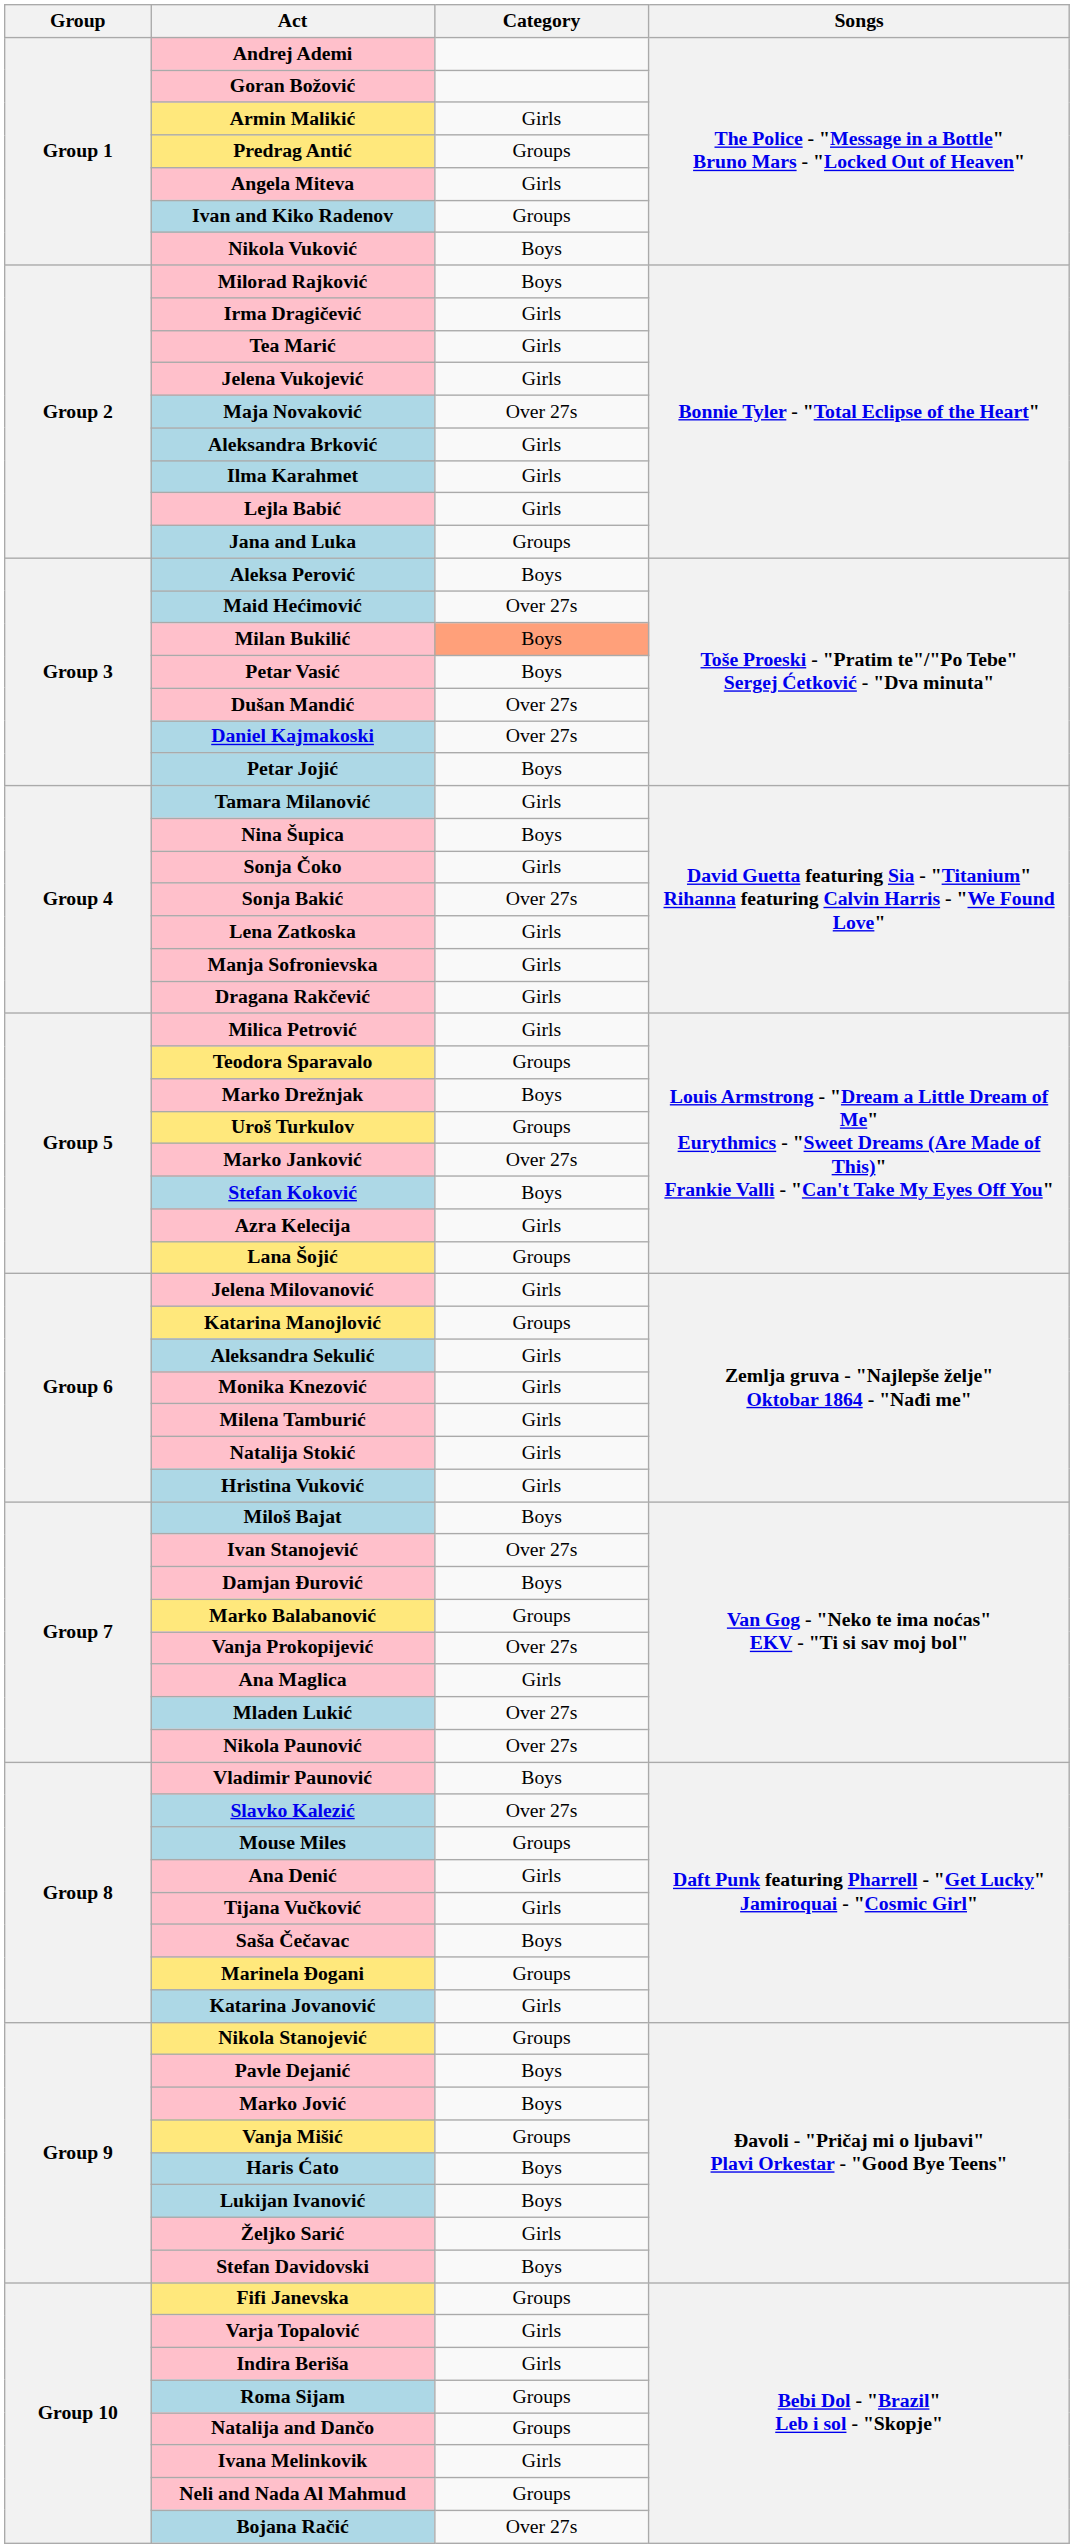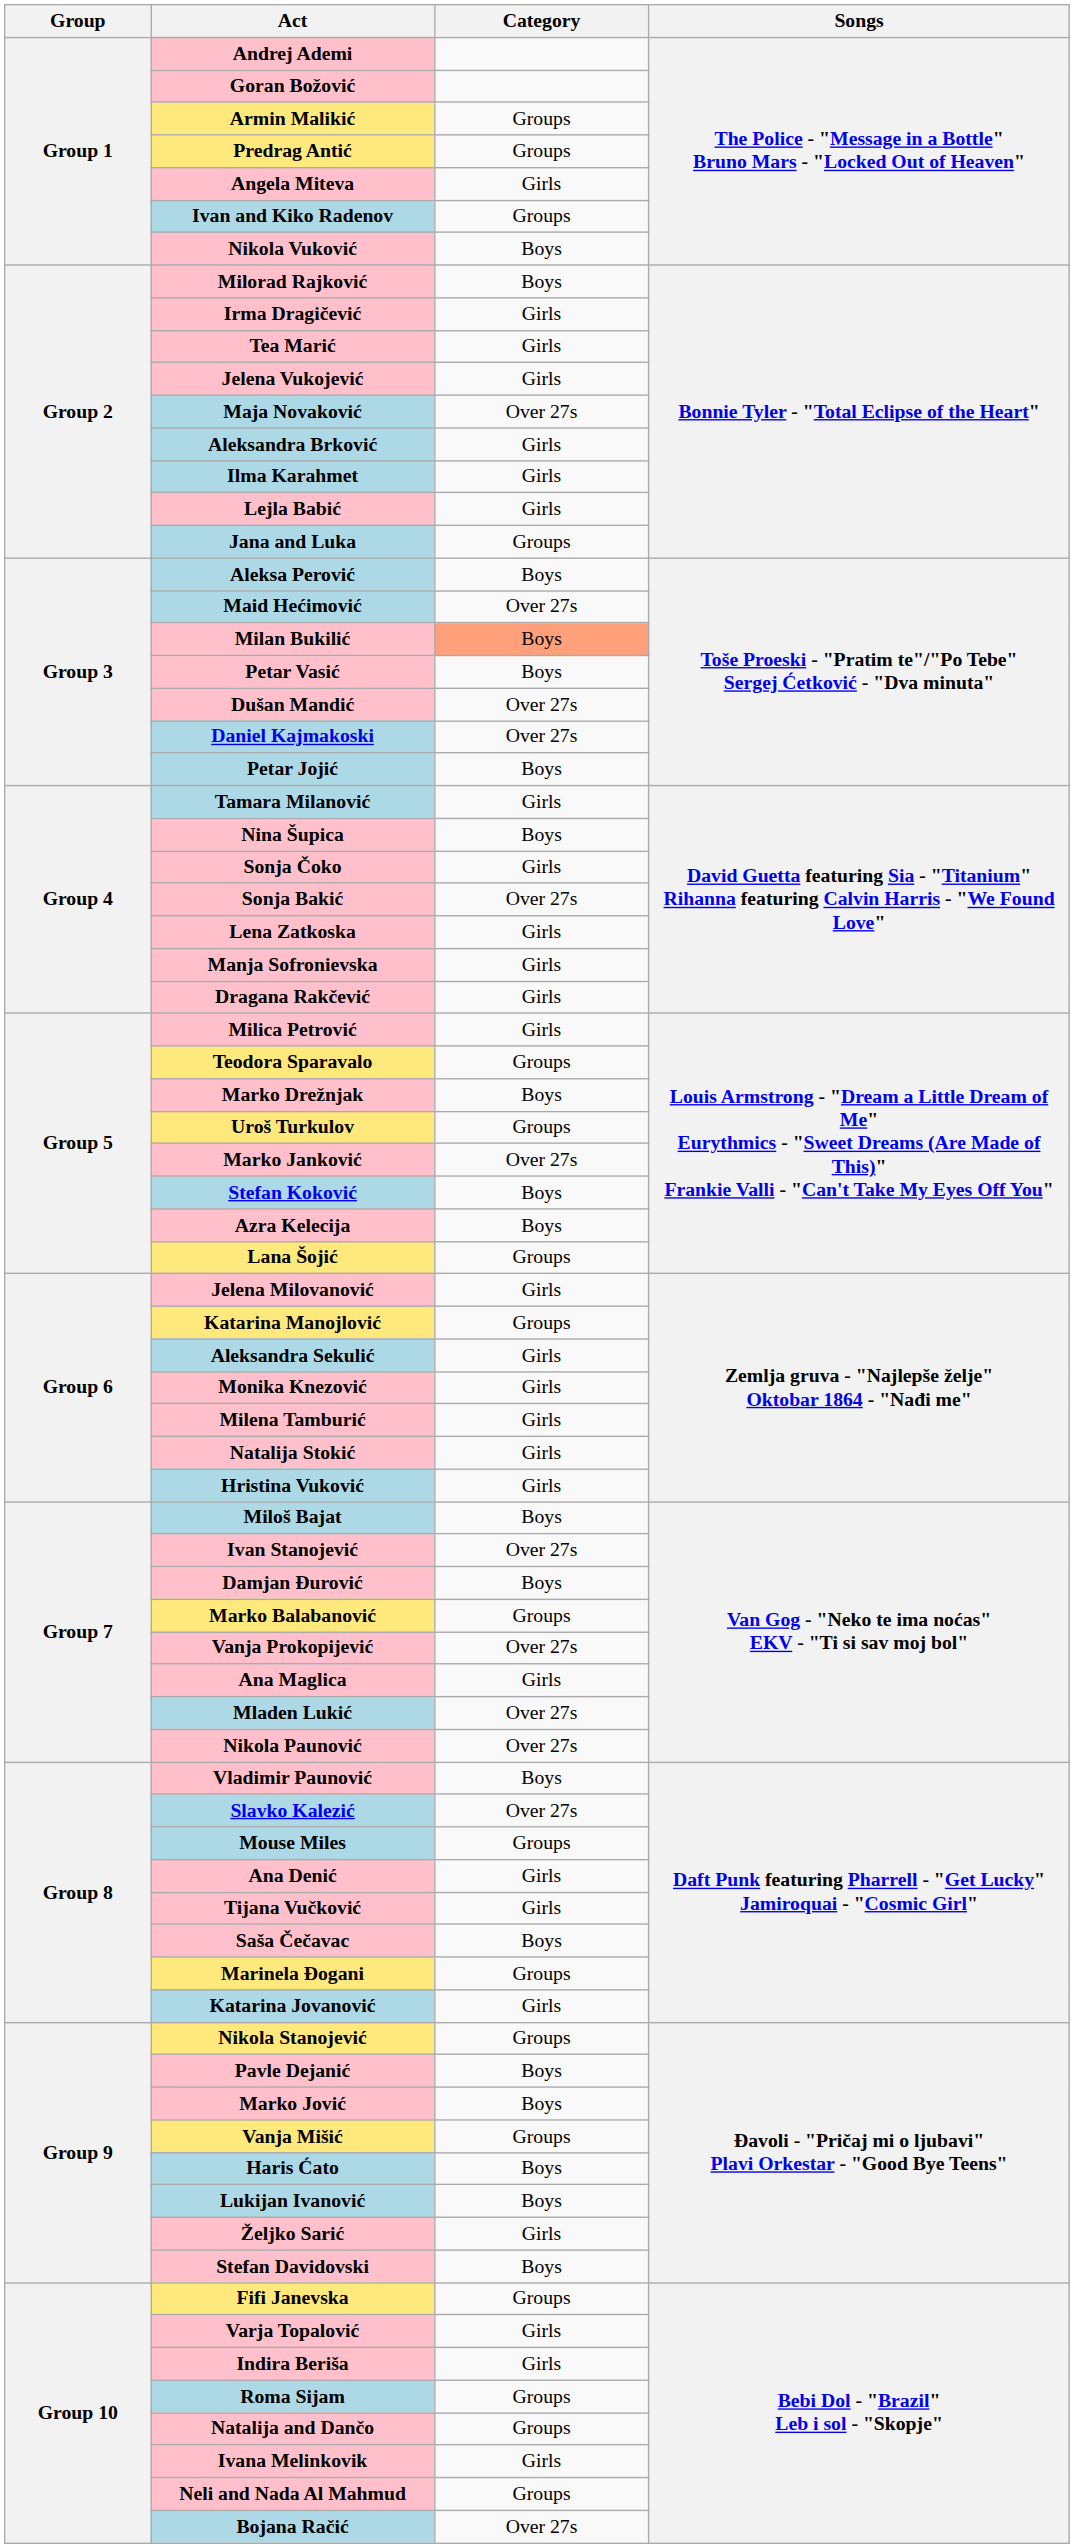(542, 118) Girls -> (542, 118) Groups
(542, 1225) Girls -> (542, 1225) Boys
